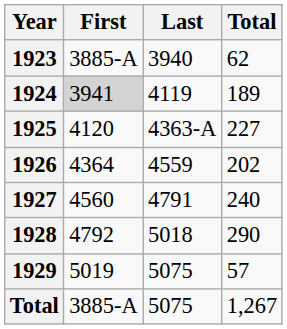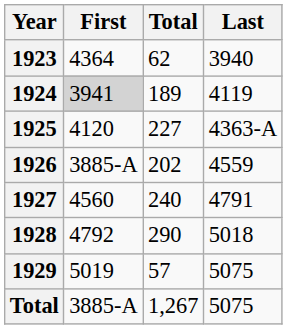columns swapped: (182, 22) <-> (252, 22)
(103, 57) 3885-A -> (92, 57) 4364
(92, 164) 4364 -> (103, 164) 3885-A
